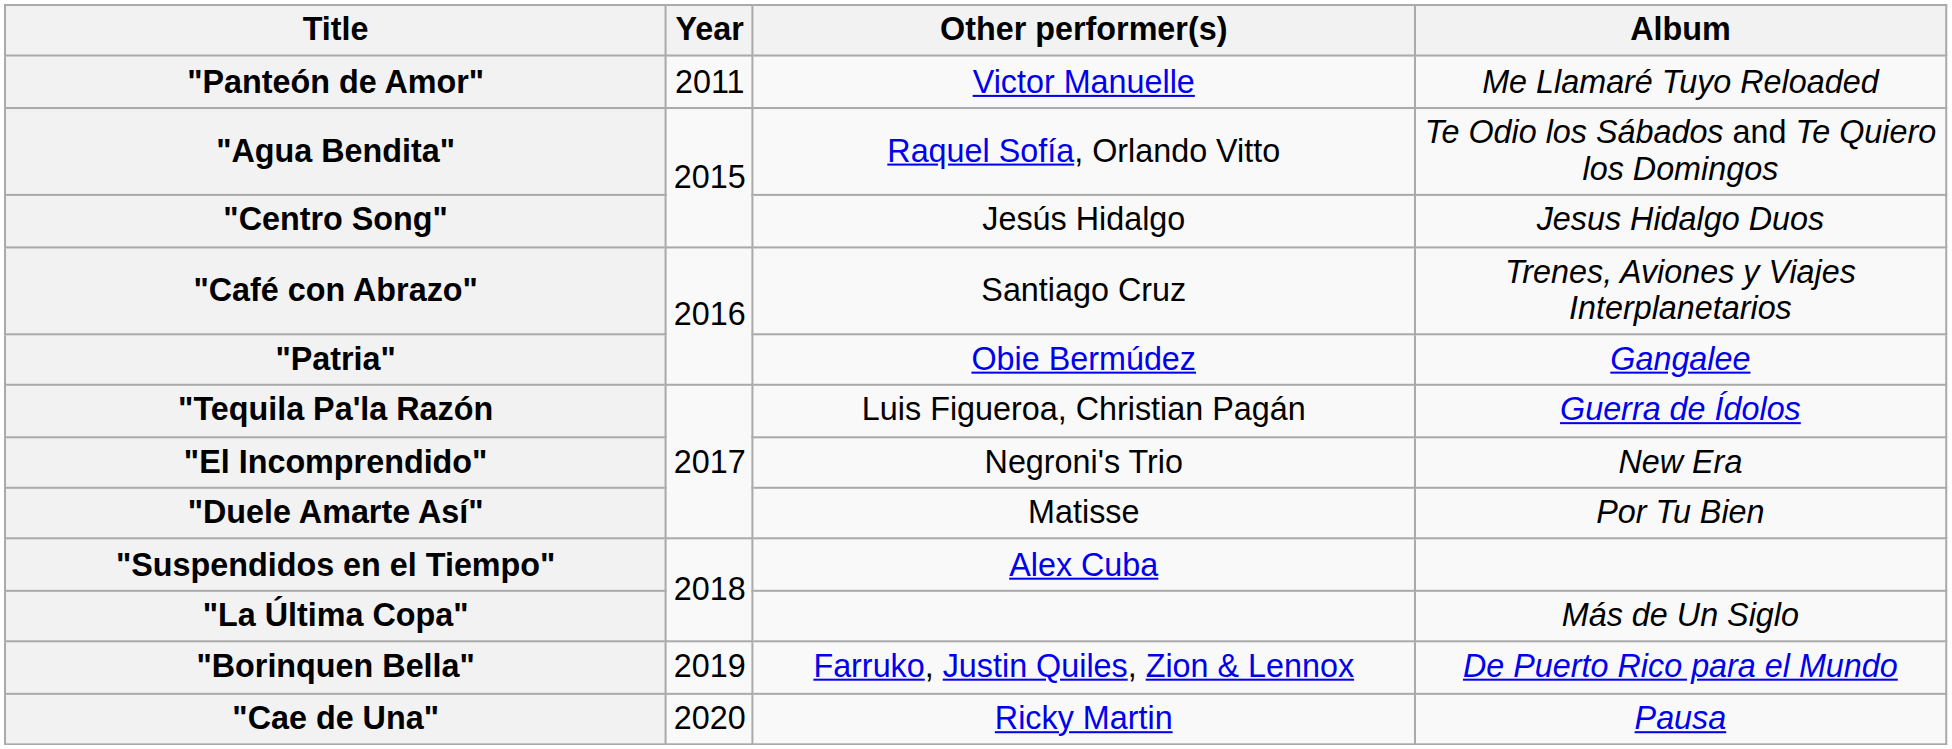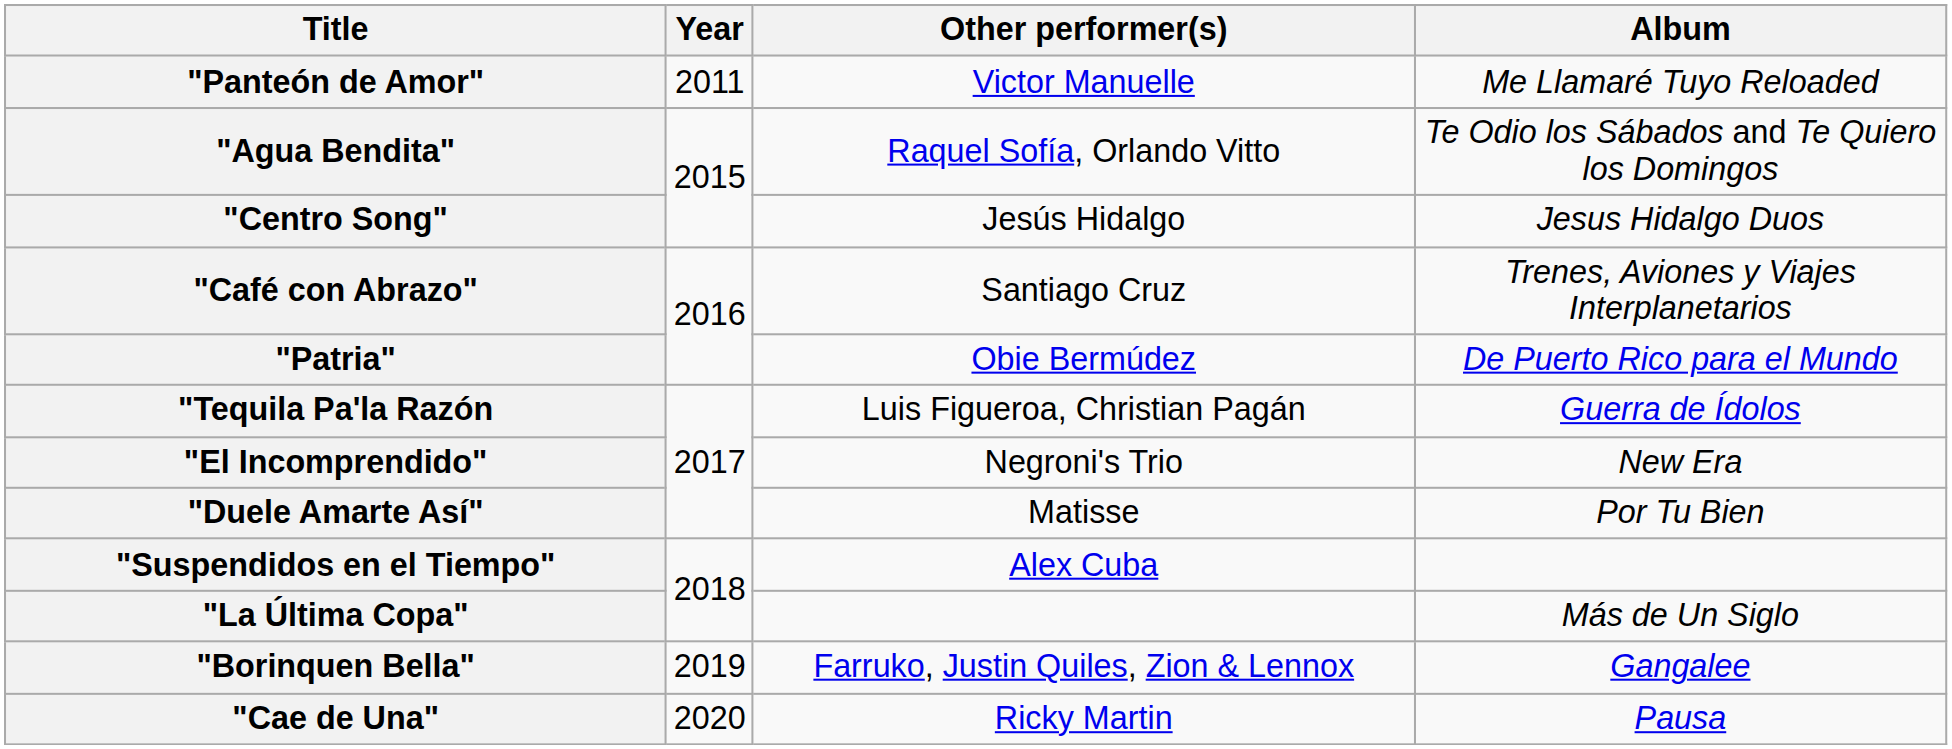(1680, 359) Gangalee -> (1680, 359) De Puerto Rico para el Mundo
(1680, 666) De Puerto Rico para el Mundo -> (1680, 666) Gangalee
